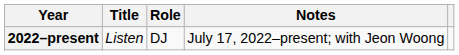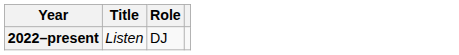- column: (316, 15)
